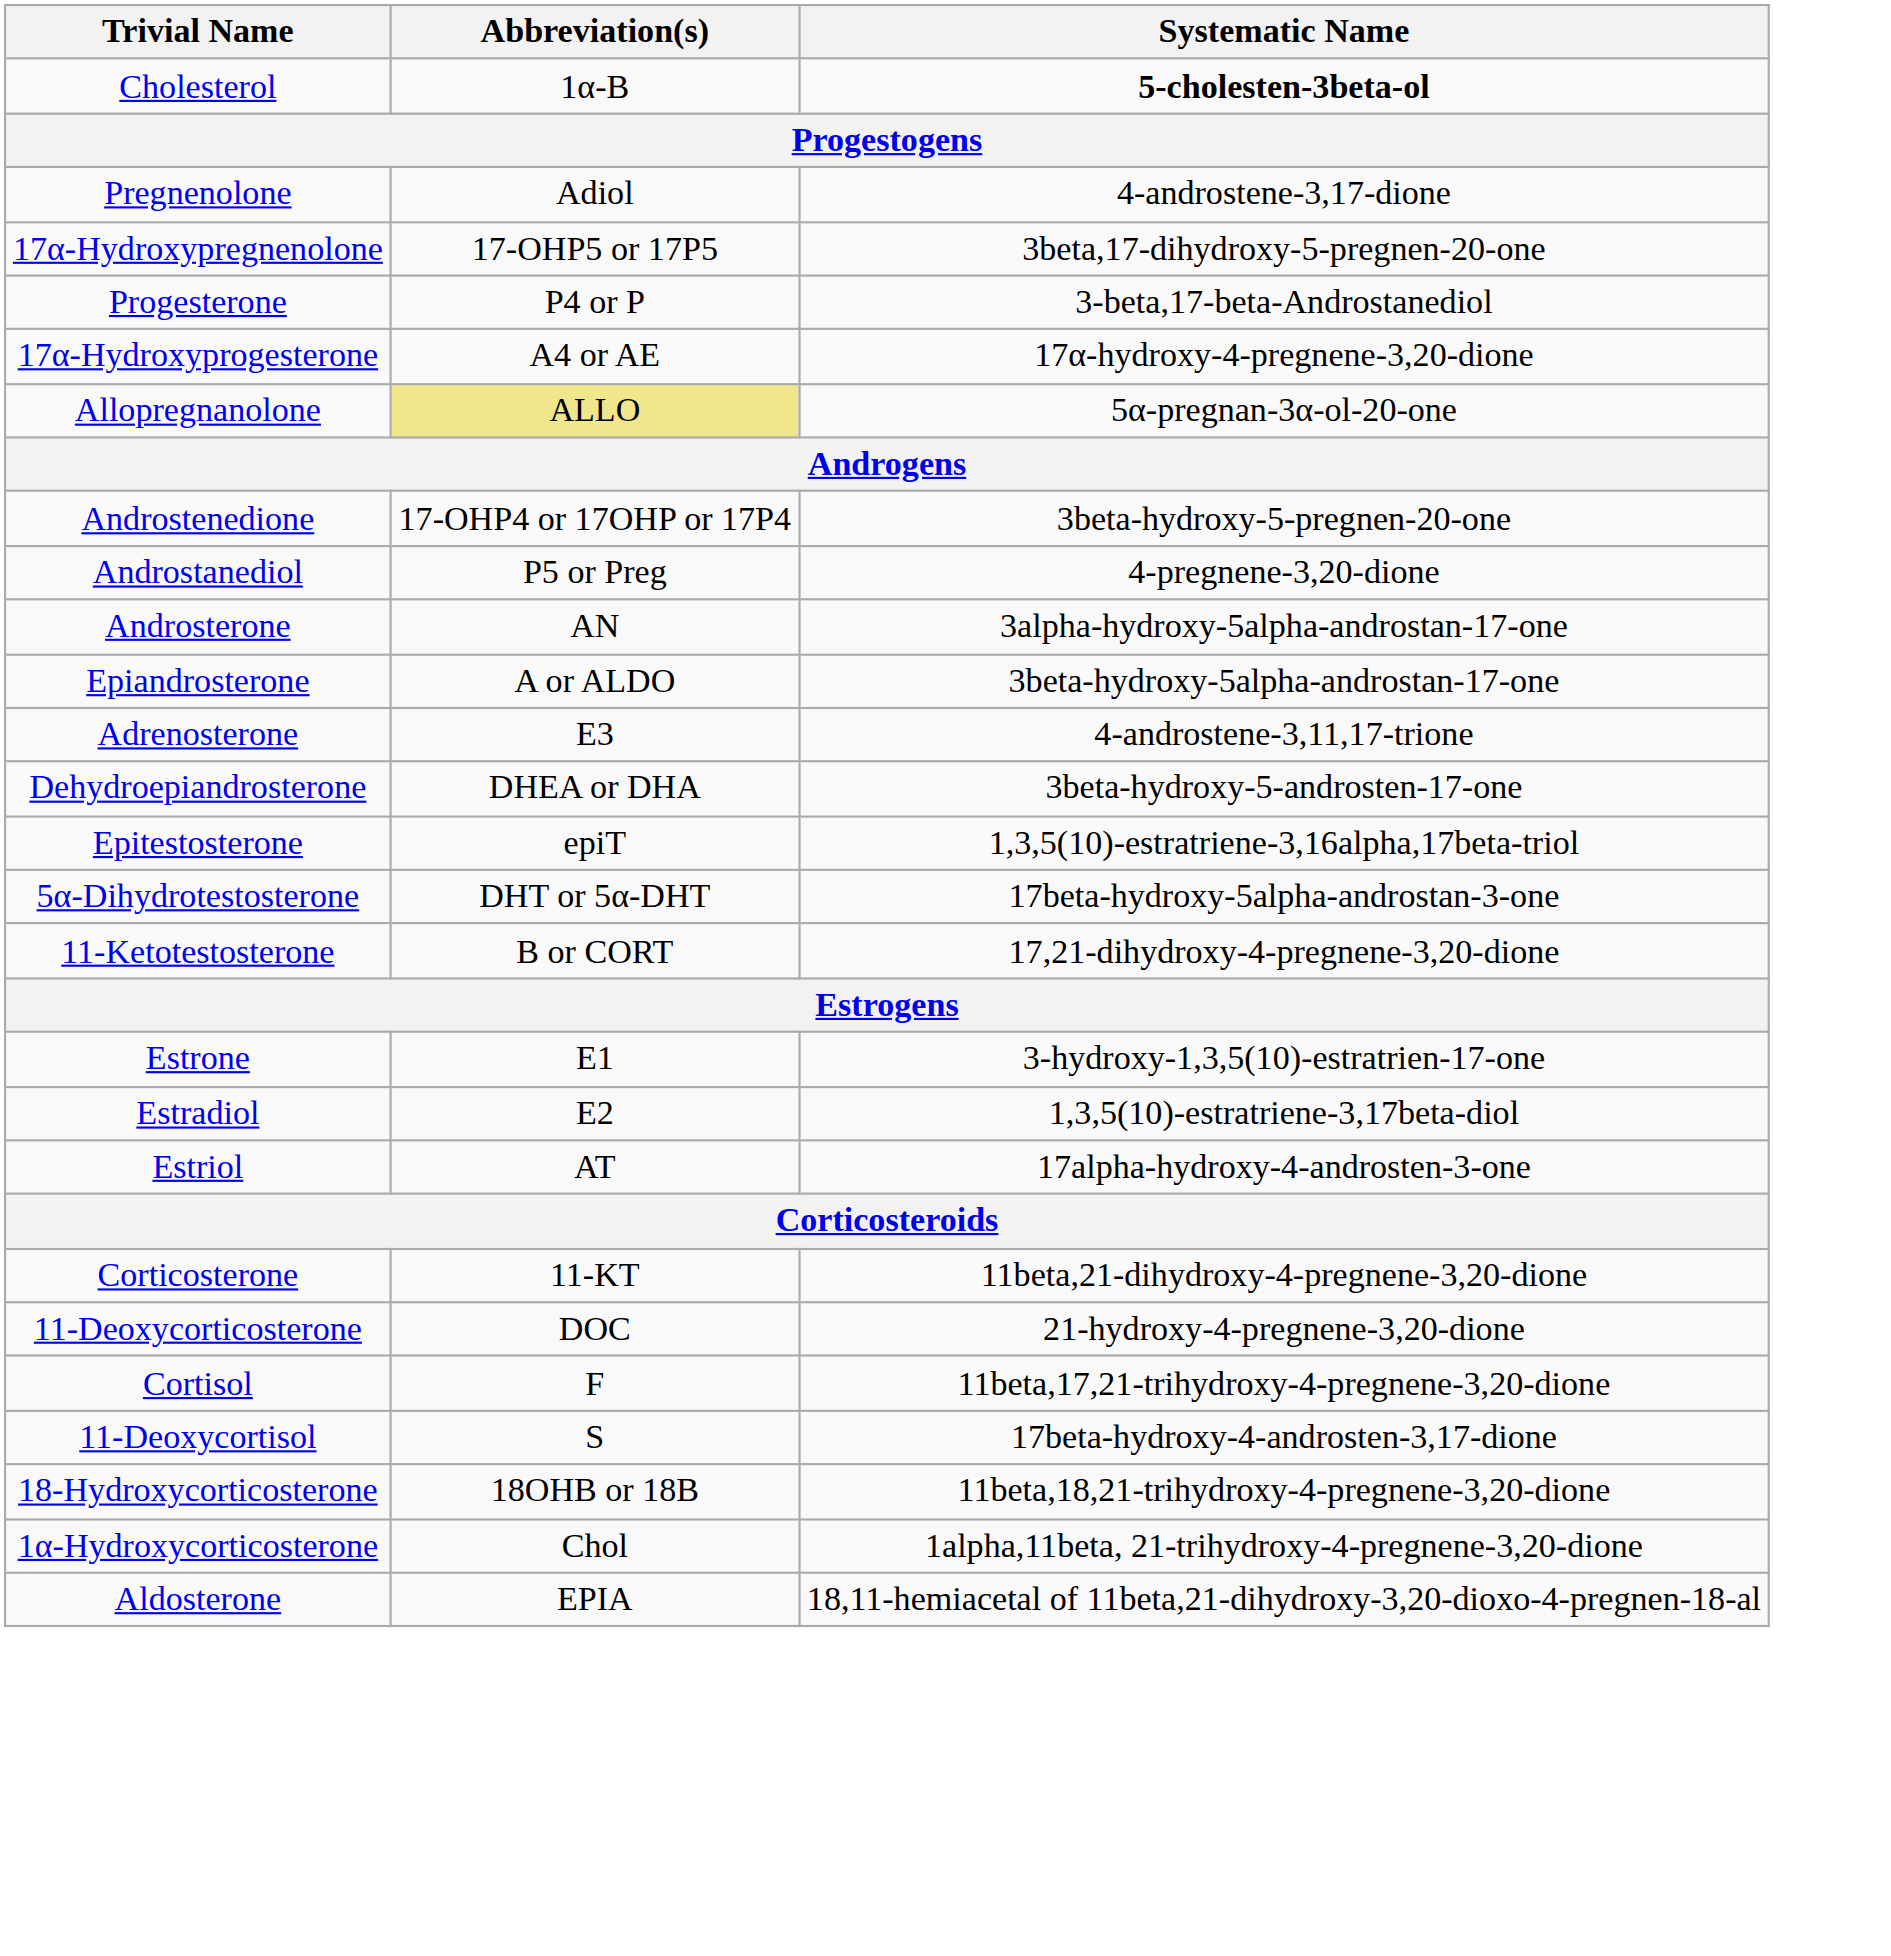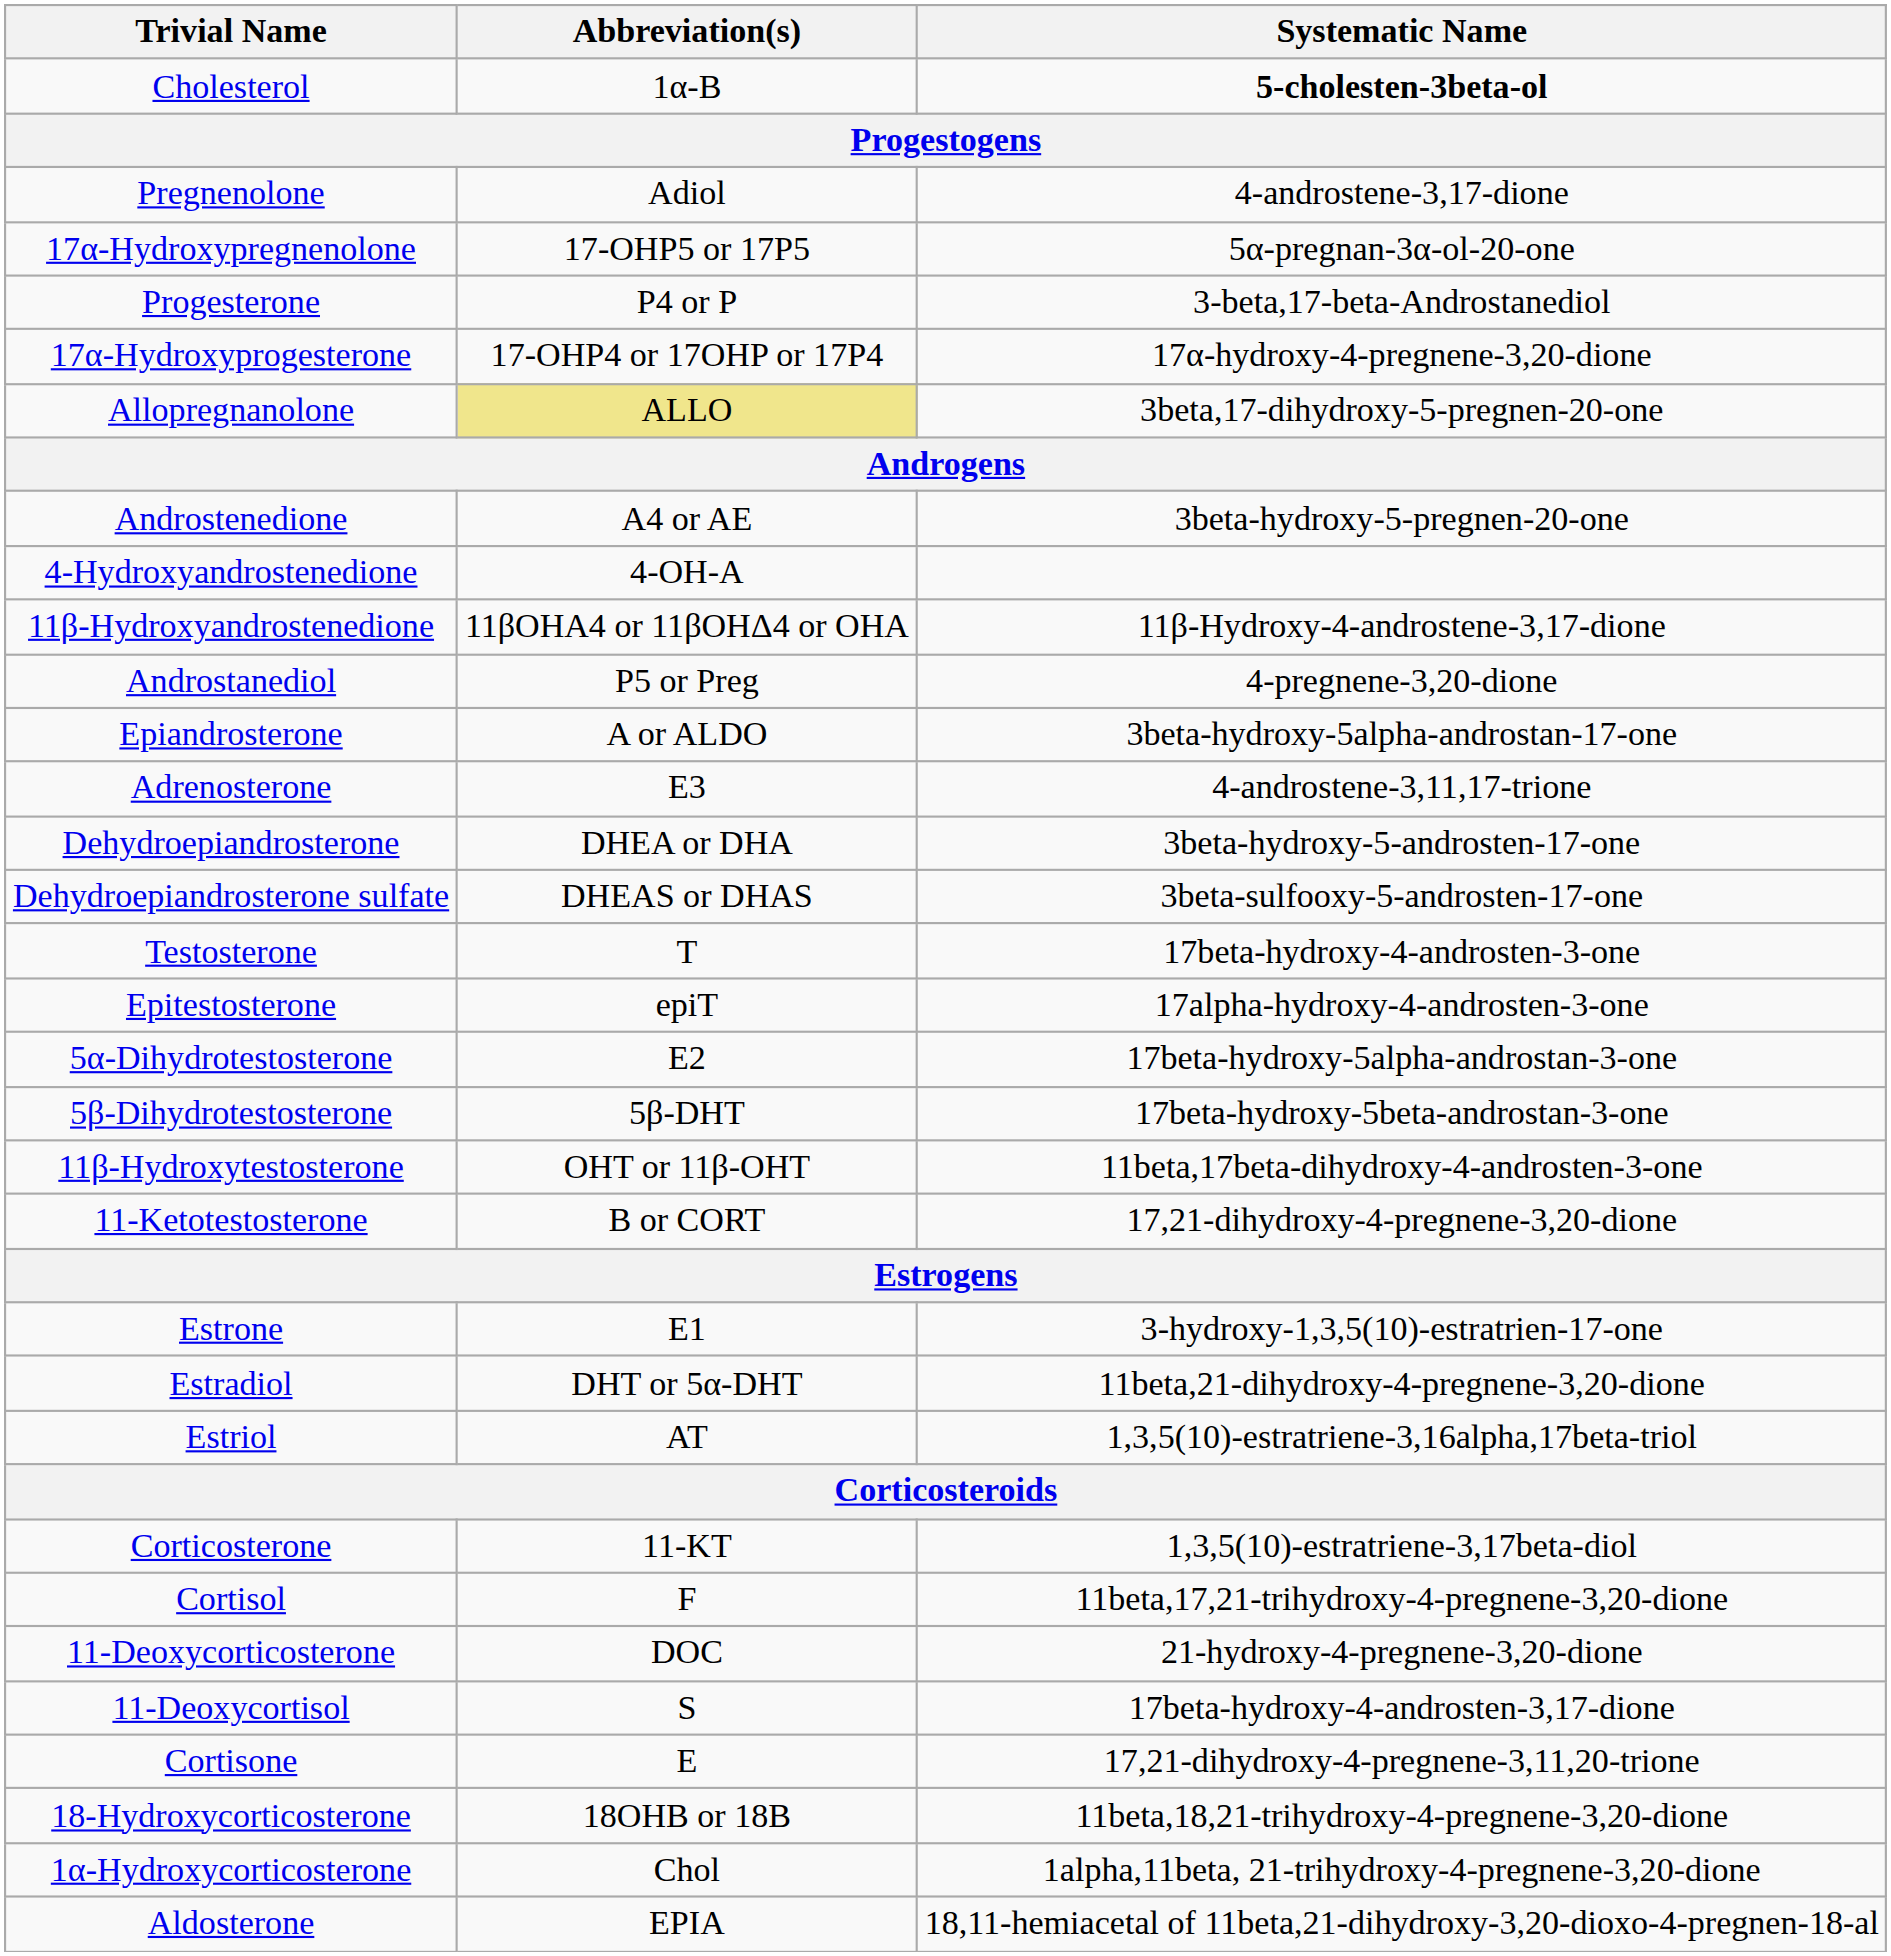(1284, 247) 3beta,17-dihydroxy-5-pregnen-20-one -> (1402, 247) 5α-pregnan-3α-ol-20-one
(595, 355) A4 or AE -> (687, 355) 17-OHP4 or 17OHP or 17P4
(1284, 409) 5α-pregnan-3α-ol-20-one -> (1402, 409) 3beta,17-dihydroxy-5-pregnen-20-one
(595, 517) 17-OHP4 or 17OHP or 17P4 -> (687, 517) A4 or AE
+ row: (231, 572)
+ row: (231, 626)
- row: (198, 626)
+ row: (231, 896)
+ row: (231, 950)
(1284, 842) 1,3,5(10)-estratriene-3,16alpha,17beta-triol -> (1402, 1004) 17alpha-hydroxy-4-androsten-3-one
(595, 896) DHT or 5α-DHT -> (687, 1058) E2
+ row: (231, 1112)
+ row: (231, 1166)
(595, 1112) E2 -> (687, 1382) DHT or 5α-DHT
(1284, 1112) 1,3,5(10)-estratriene-3,17beta-diol -> (1402, 1382) 11beta,21-dihydroxy-4-pregnene-3,20-dione
(1284, 1166) 17alpha-hydroxy-4-androsten-3-one -> (1402, 1436) 1,3,5(10)-estratriene-3,16alpha,17beta-triol
(1284, 1274) 11beta,21-dihydroxy-4-pregnene-3,20-dione -> (1402, 1544) 1,3,5(10)-estratriene-3,17beta-diol
rows swapped: (198, 1328) <-> (198, 1382)
+ row: (231, 1761)
